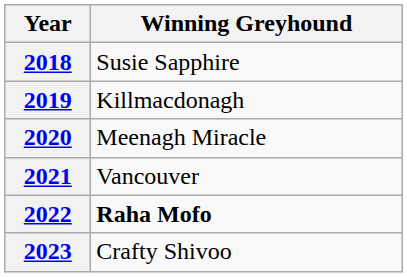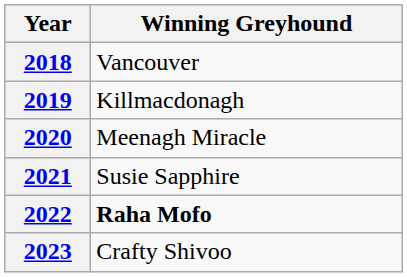(168, 61) Susie Sapphire -> (148, 61) Vancouver
(148, 175) Vancouver -> (168, 175) Susie Sapphire
